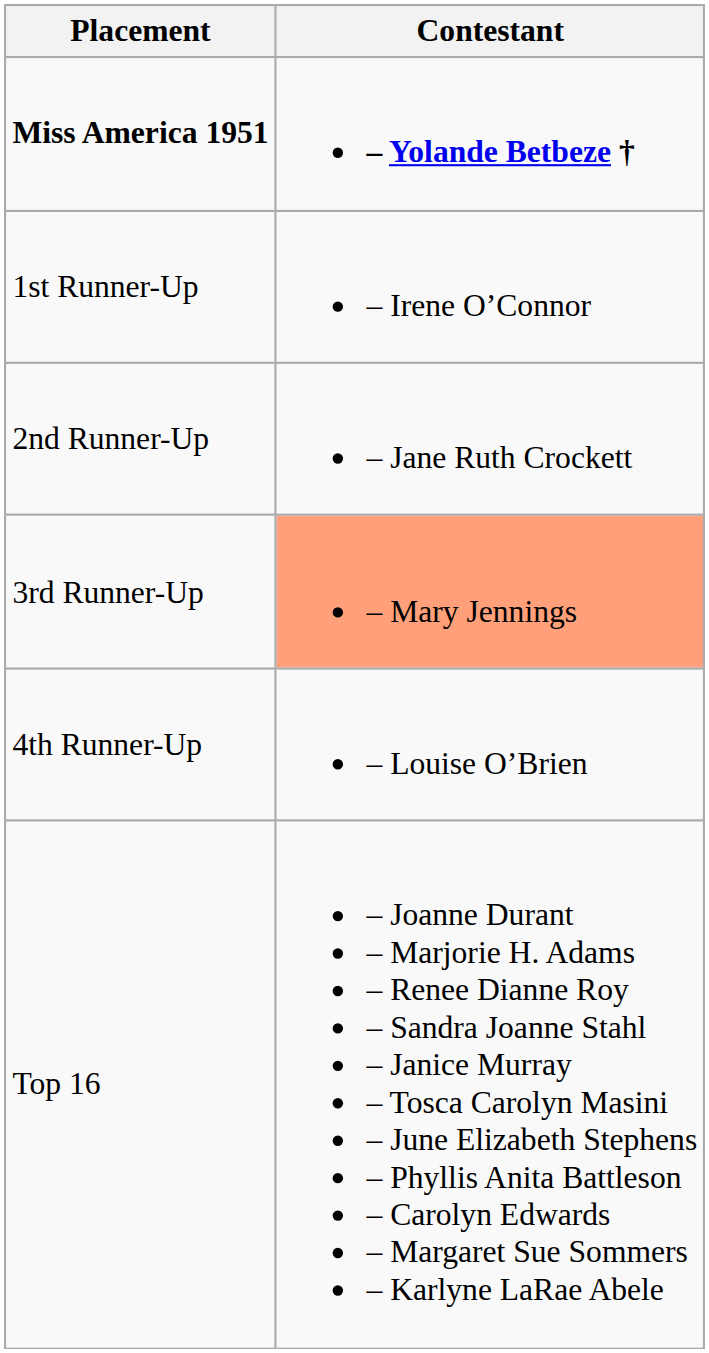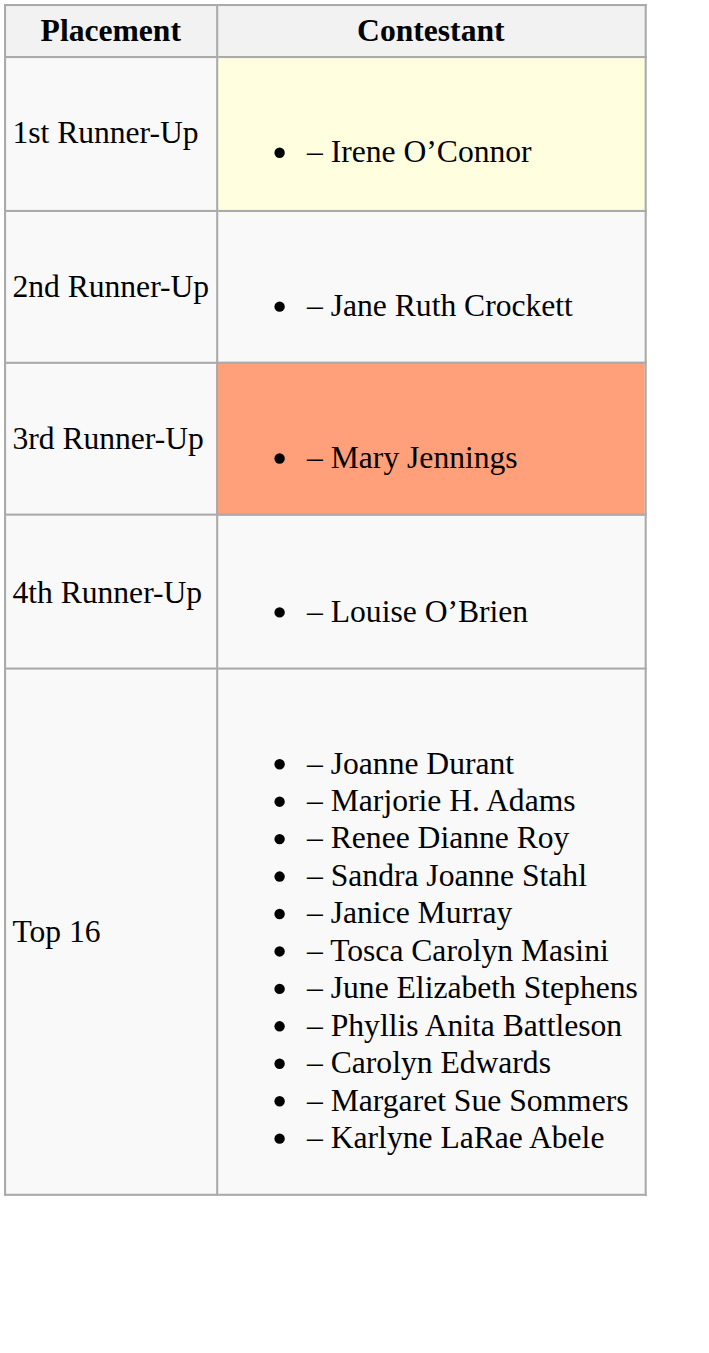- row: (140, 133)
(490, 305) no background -> (431, 152) lightyellow background
